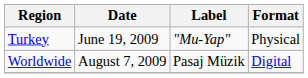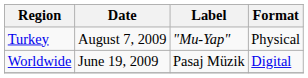(118, 38) June 19, 2009 -> (122, 38) August 7, 2009
(122, 61) August 7, 2009 -> (118, 61) June 19, 2009
